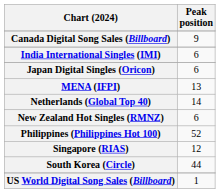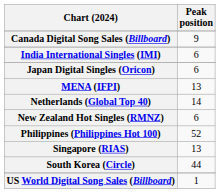(196, 149) 12 -> (196, 149) 13
